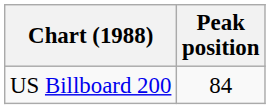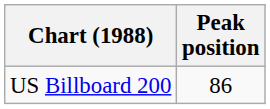(221, 84) 84 -> (221, 84) 86
